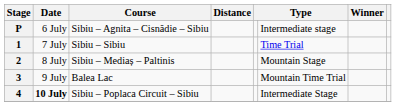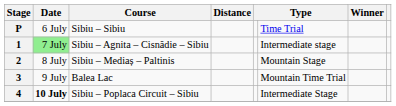(140, 28) Sibiu – Agnita – Cisnădie – Sibiu -> (98, 28) Sibiu – Sibiu
(298, 28) Intermediate stage -> (282, 28) Time Trial
(54, 45) no background -> (54, 45) lightgreen background
(98, 45) Sibiu – Sibiu -> (140, 45) Sibiu – Agnita – Cisnădie – Sibiu
(282, 45) Time Trial -> (298, 45) Intermediate stage
